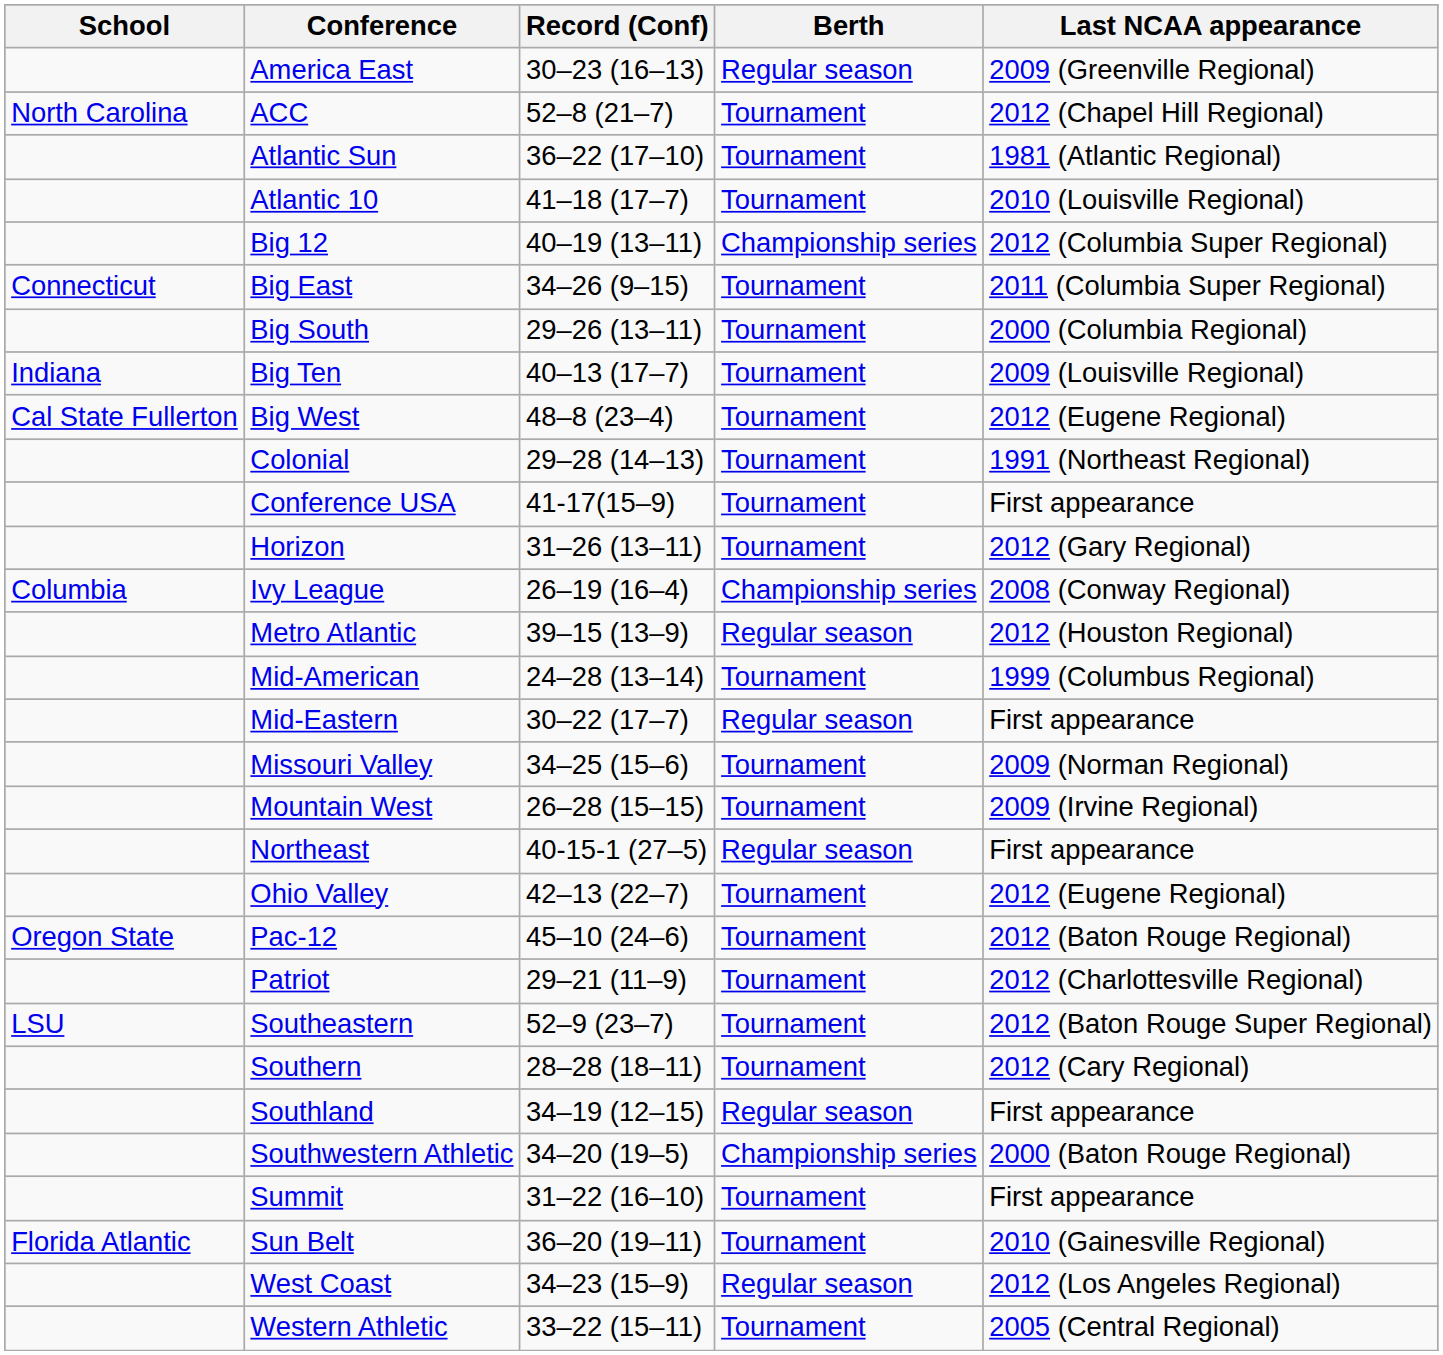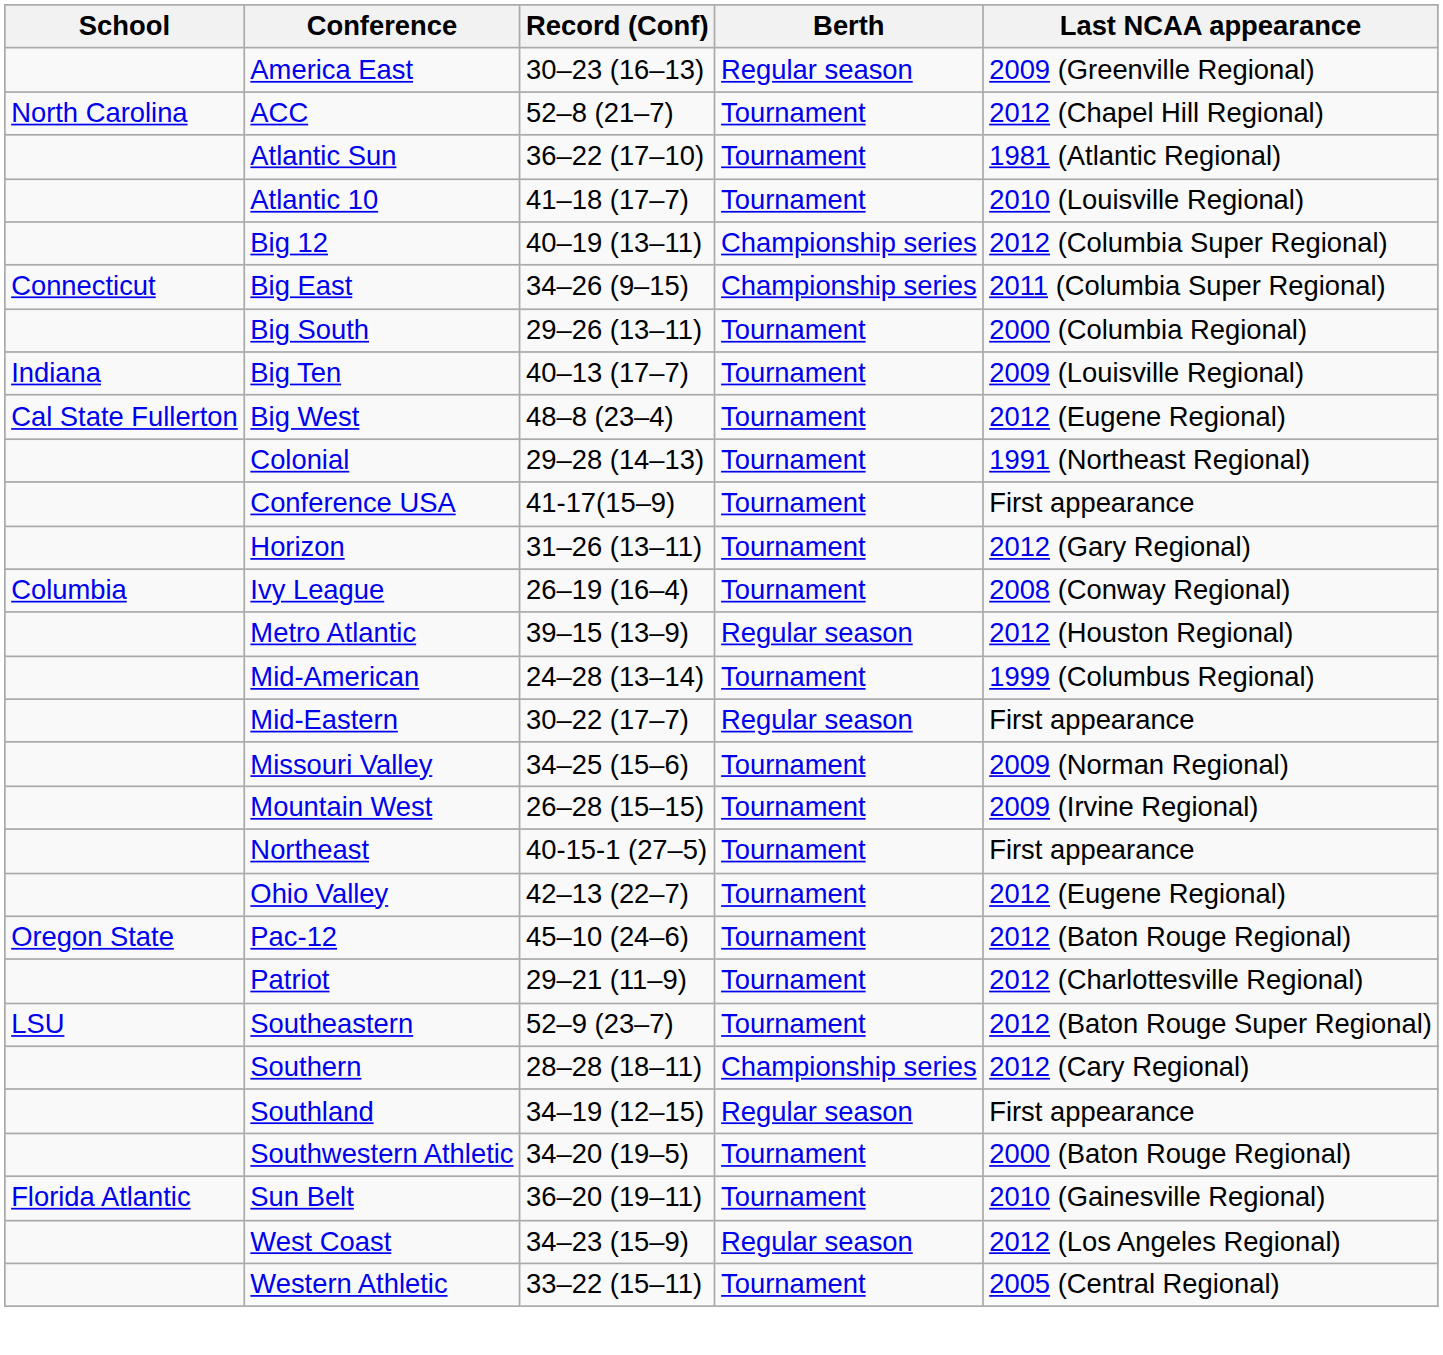(793, 286) Tournament -> (849, 286) Championship series
(849, 590) Championship series -> (793, 590) Tournament
(817, 850) Regular season -> (793, 850) Tournament
(793, 1067) Tournament -> (849, 1067) Championship series
(849, 1154) Championship series -> (793, 1154) Tournament
- row: (297, 1197)
